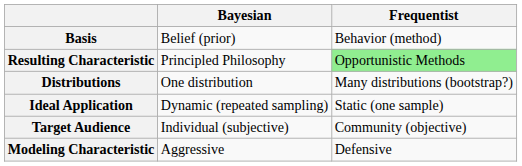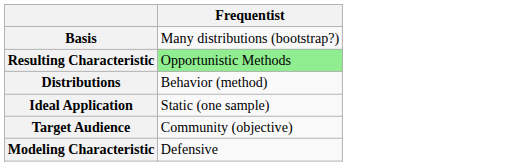- column: (244, 15)
(388, 37) Behavior (method) -> (250, 37) Many distributions (bootstrap?)
(424, 82) Many distributions (bootstrap?) -> (214, 82) Behavior (method)
